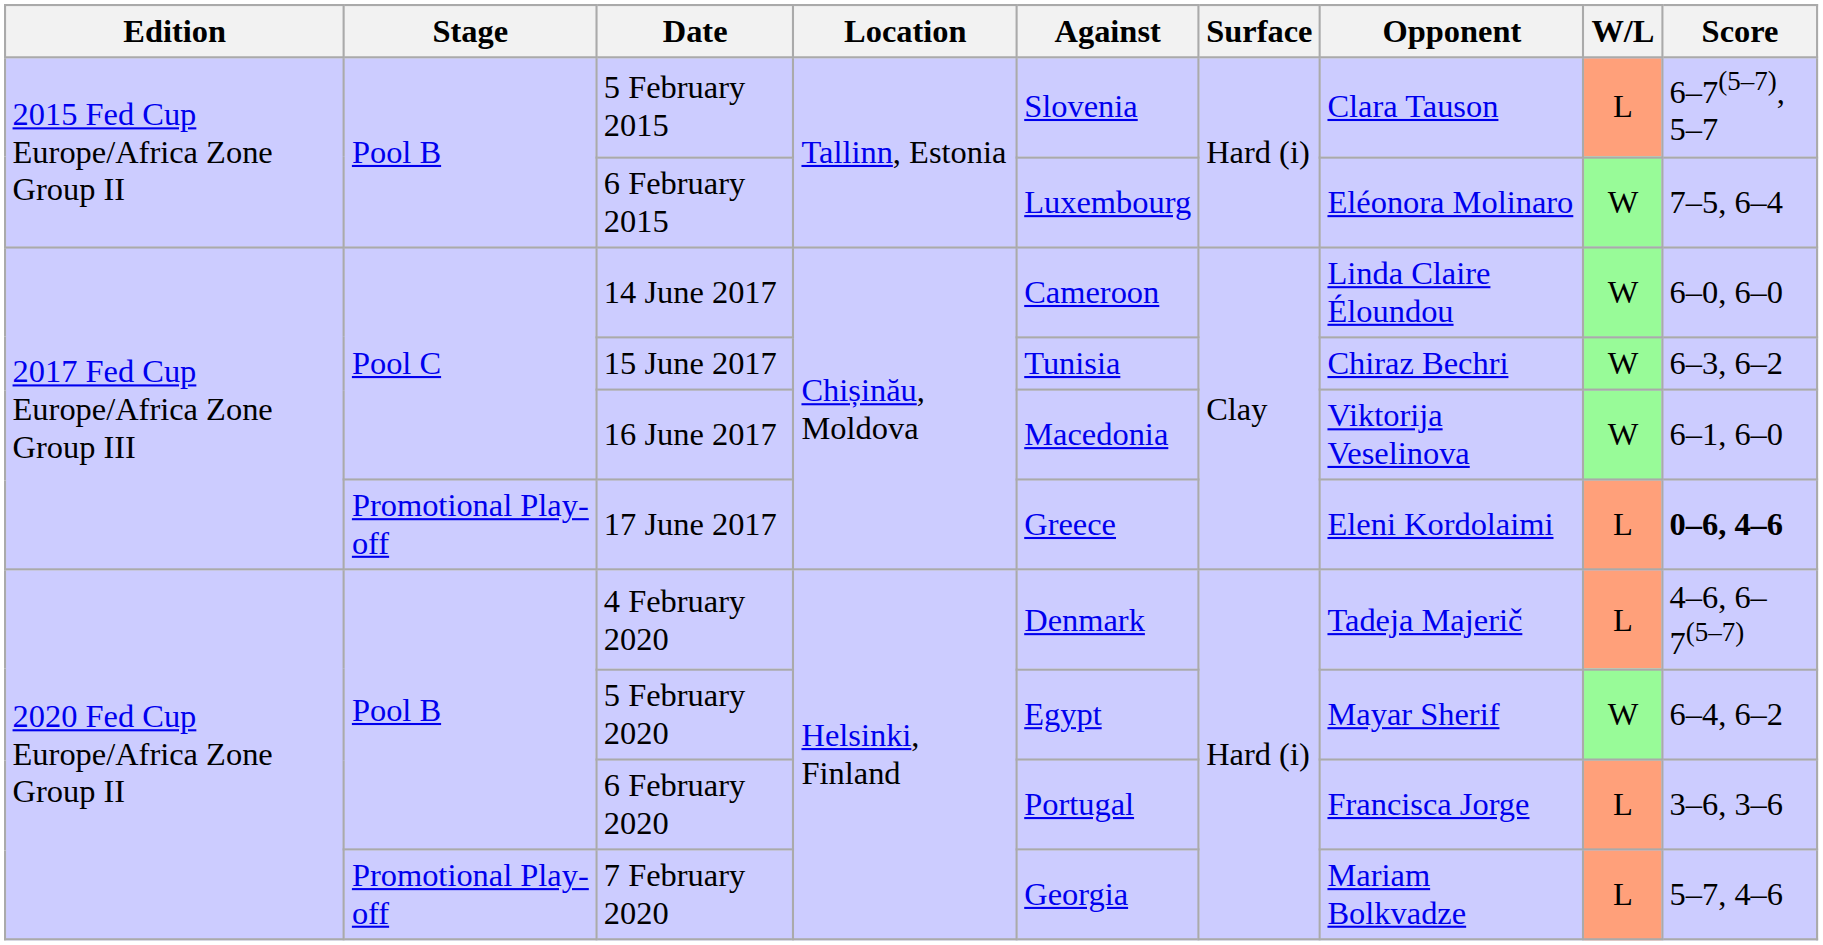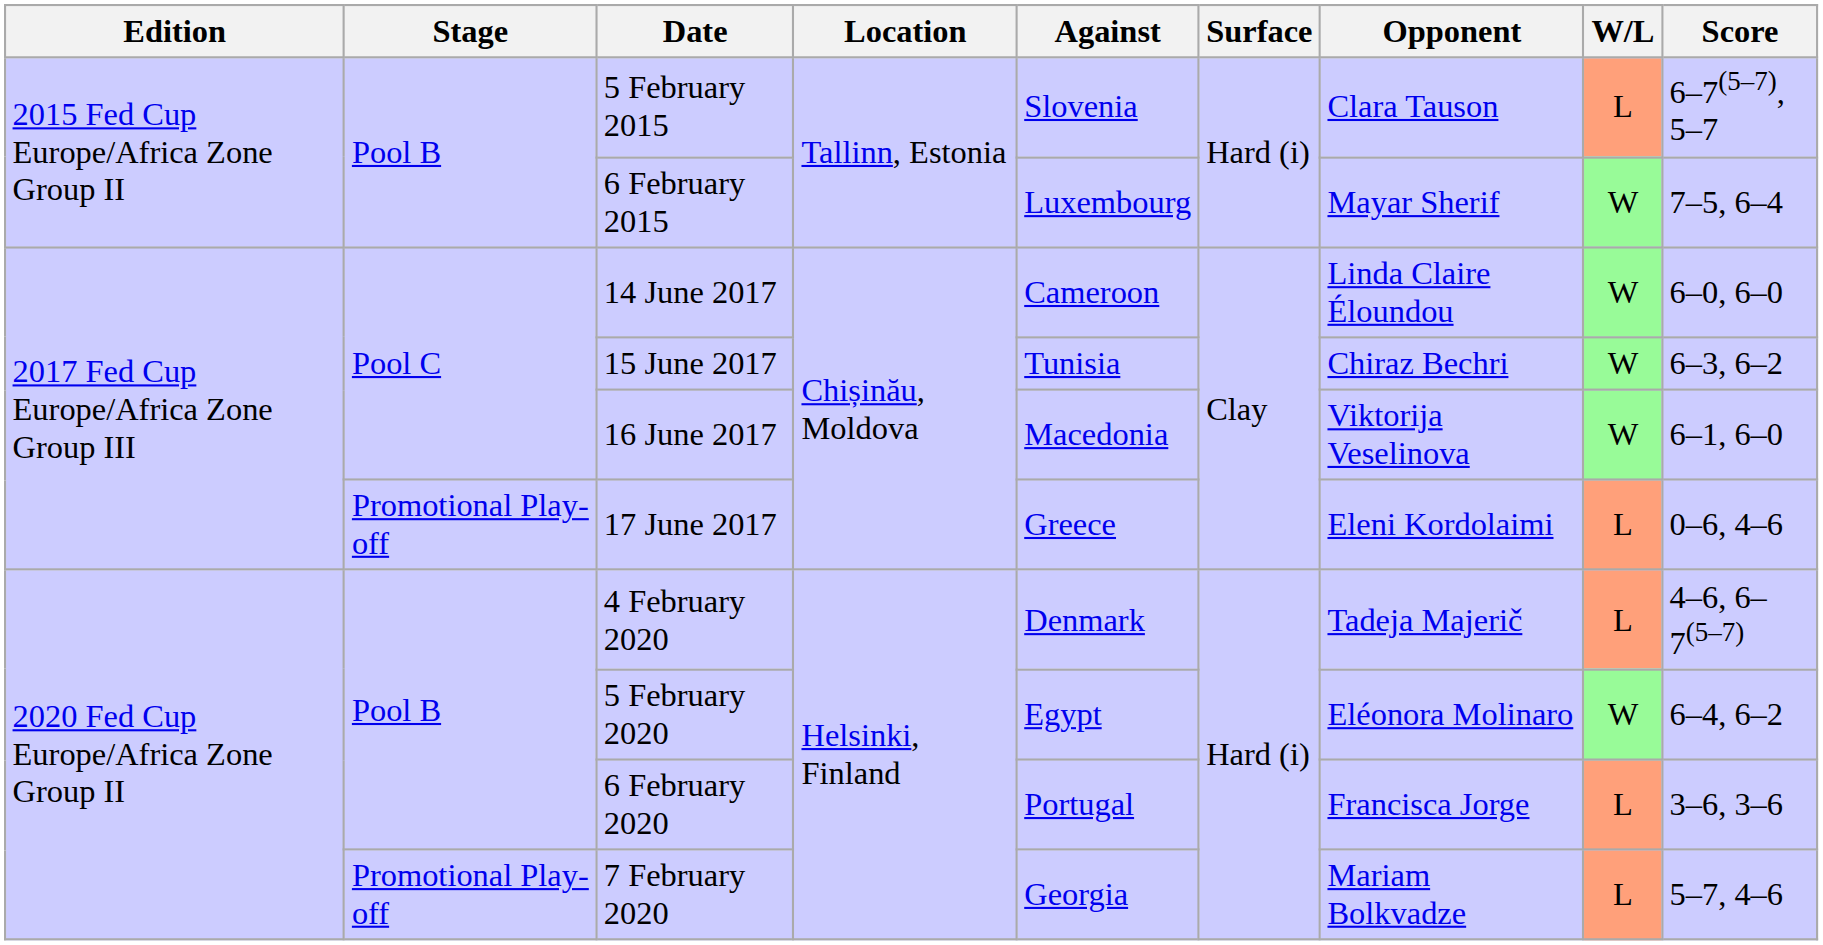(1450, 200) Eléonora Molinaro -> (1413, 200) Mayar Sherif
(1726, 524) bold -> (1726, 524) normal
(1413, 713) Mayar Sherif -> (1450, 713) Eléonora Molinaro
